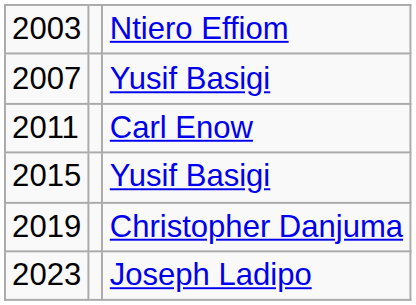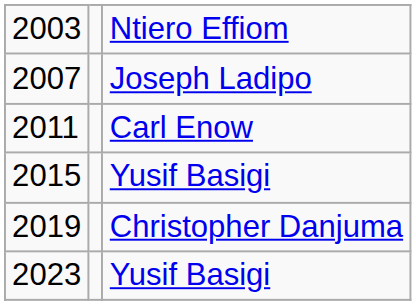(190, 78) Yusif Basigi -> (211, 78) Joseph Ladipo
(211, 275) Joseph Ladipo -> (190, 275) Yusif Basigi
